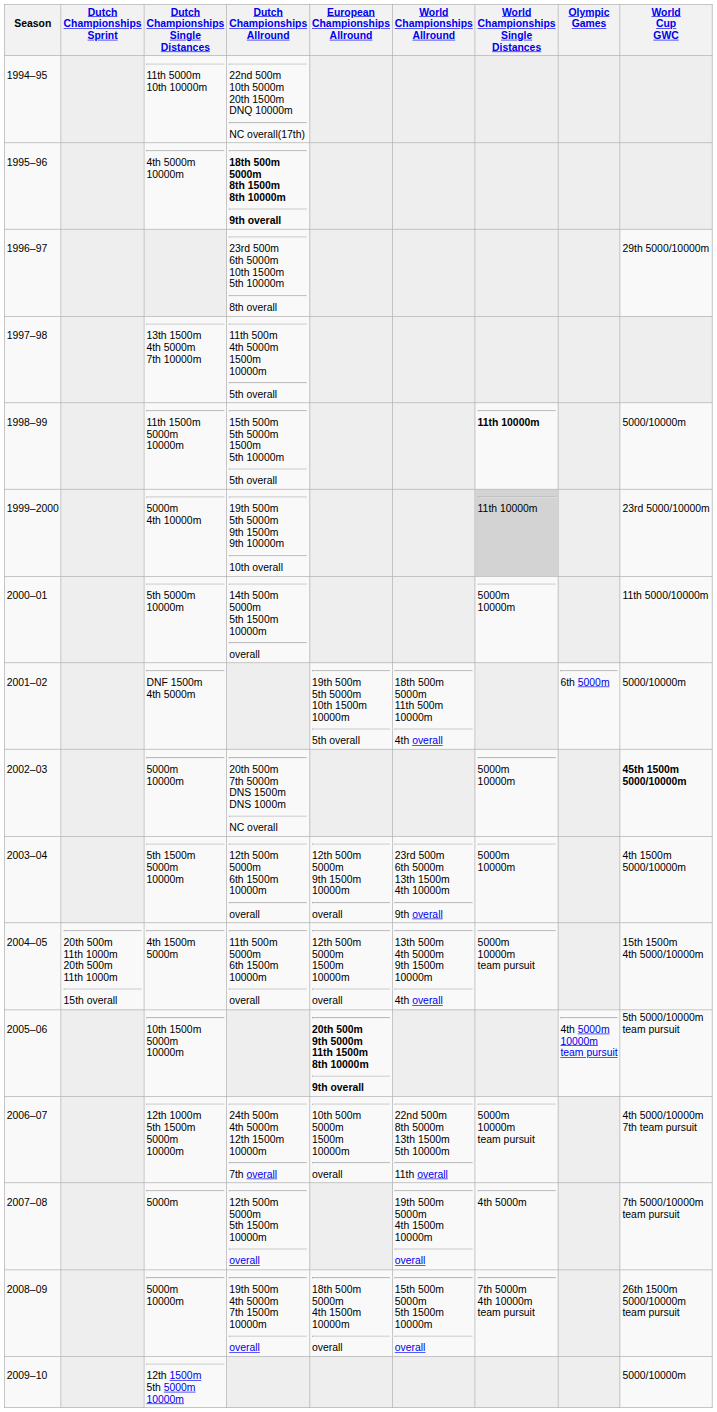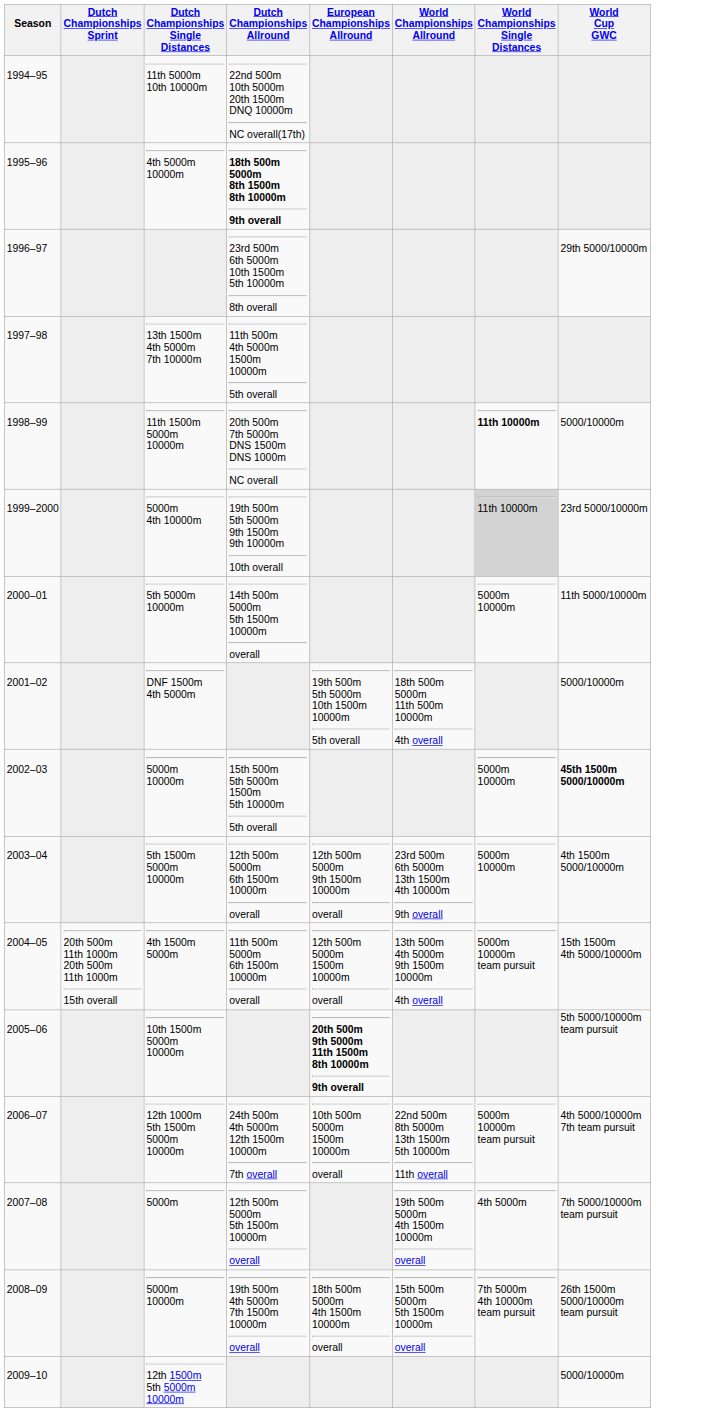- column: (589, 18)
(268, 448) 15th 500m 5th 5000m 1500m 5th 10000m 5th overall -> (268, 448) 20th 500m 7th 5000m DNS 1500m DNS 1000m NC overall
(268, 795) 20th 500m 7th 5000m DNS 1500m DNS 1000m NC overall -> (268, 795) 15th 500m 5th 5000m 1500m 5th 10000m 5th overall
